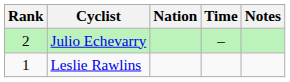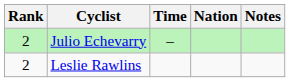columns swapped: (175, 16) <-> (221, 16)
(26, 64) 1 -> (26, 64) 2
